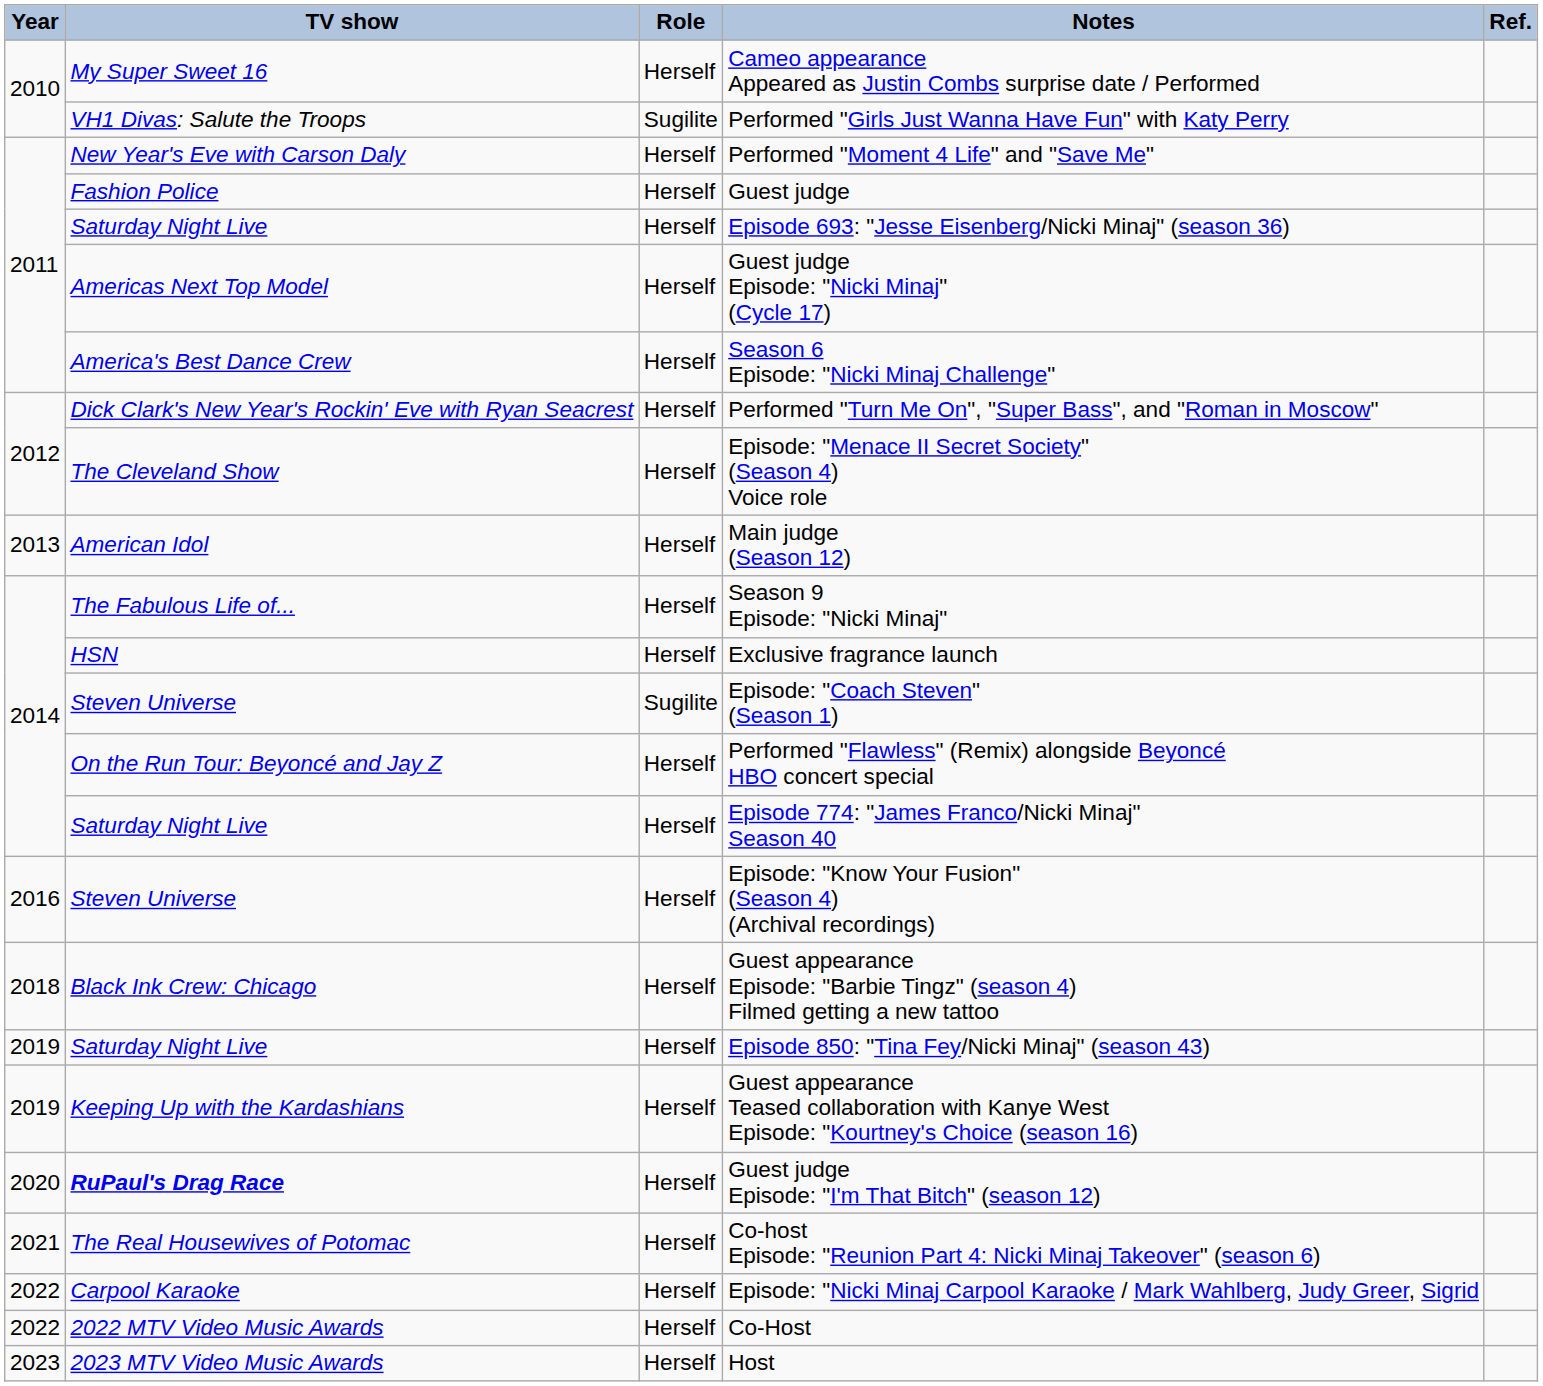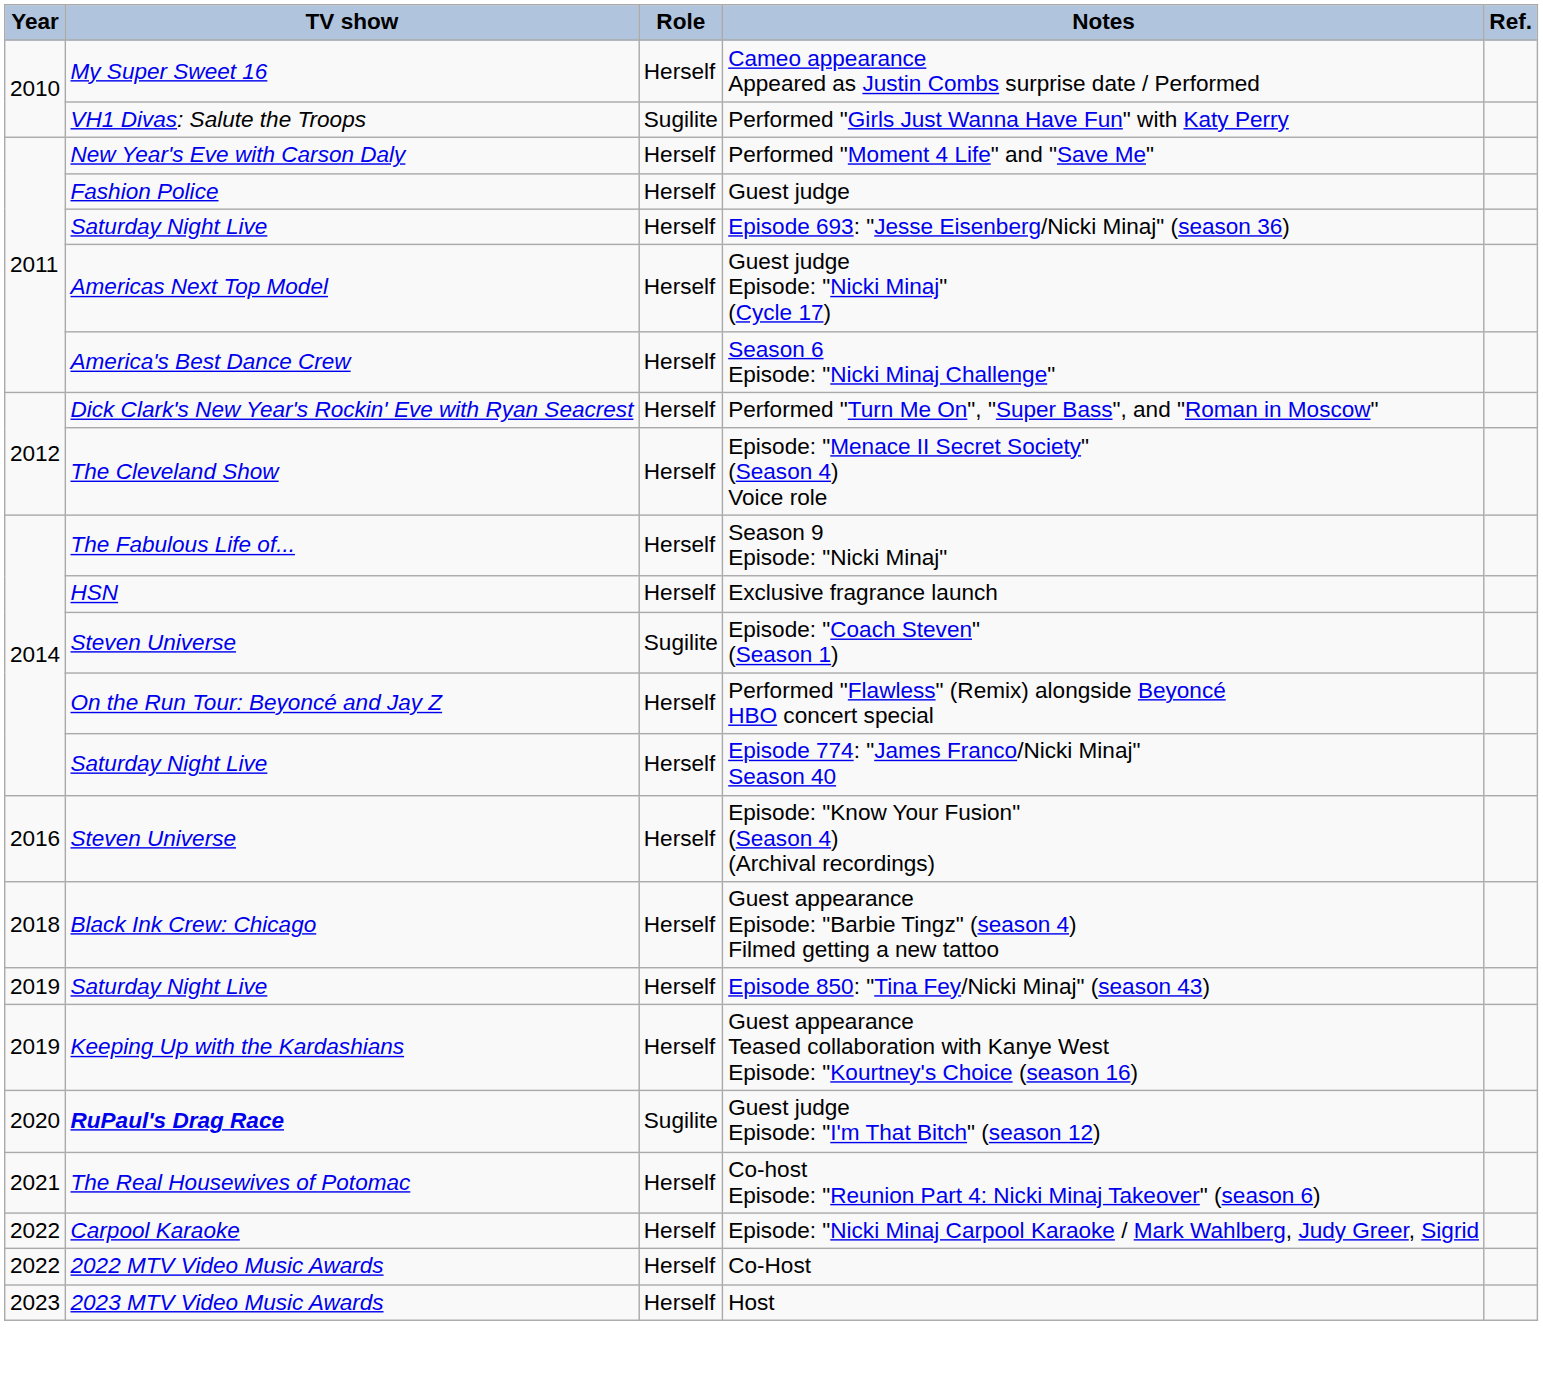- row: (790, 545)
(680, 1182) Herself -> (681, 1120) Sugilite
